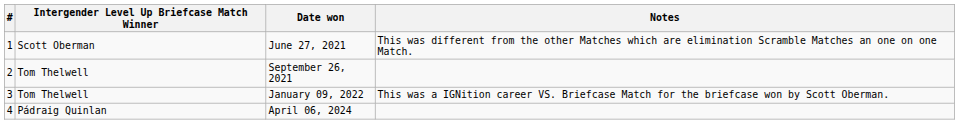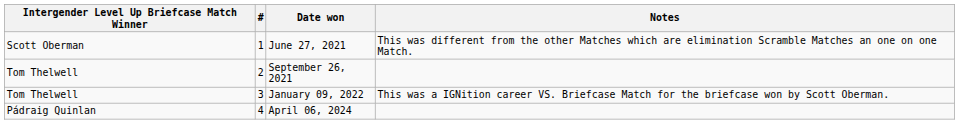columns swapped: (10, 18) <-> (141, 18)
